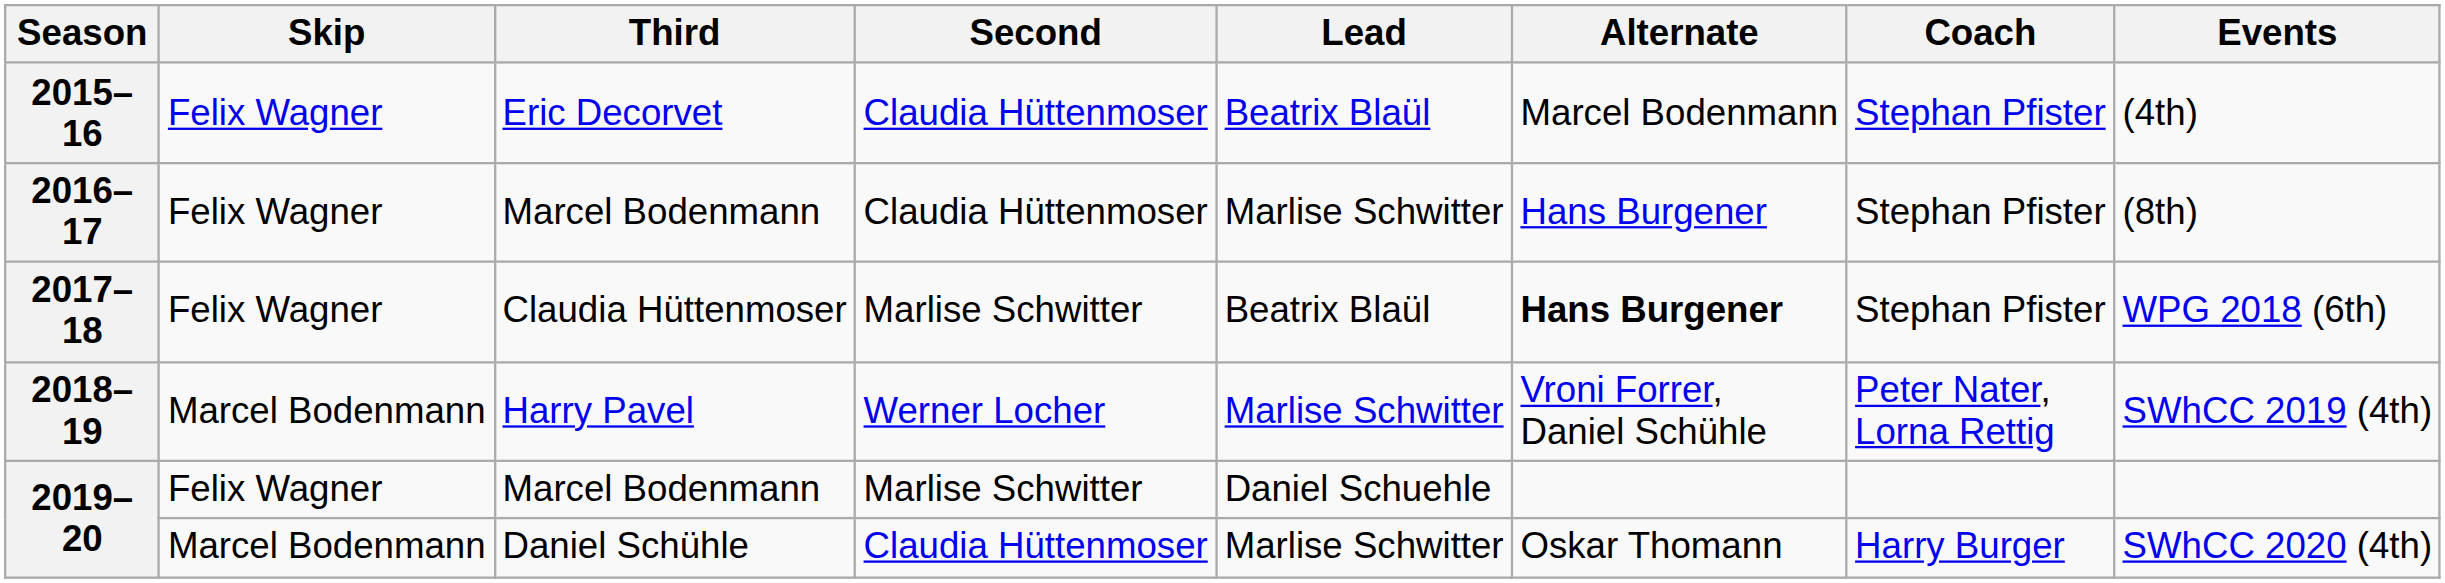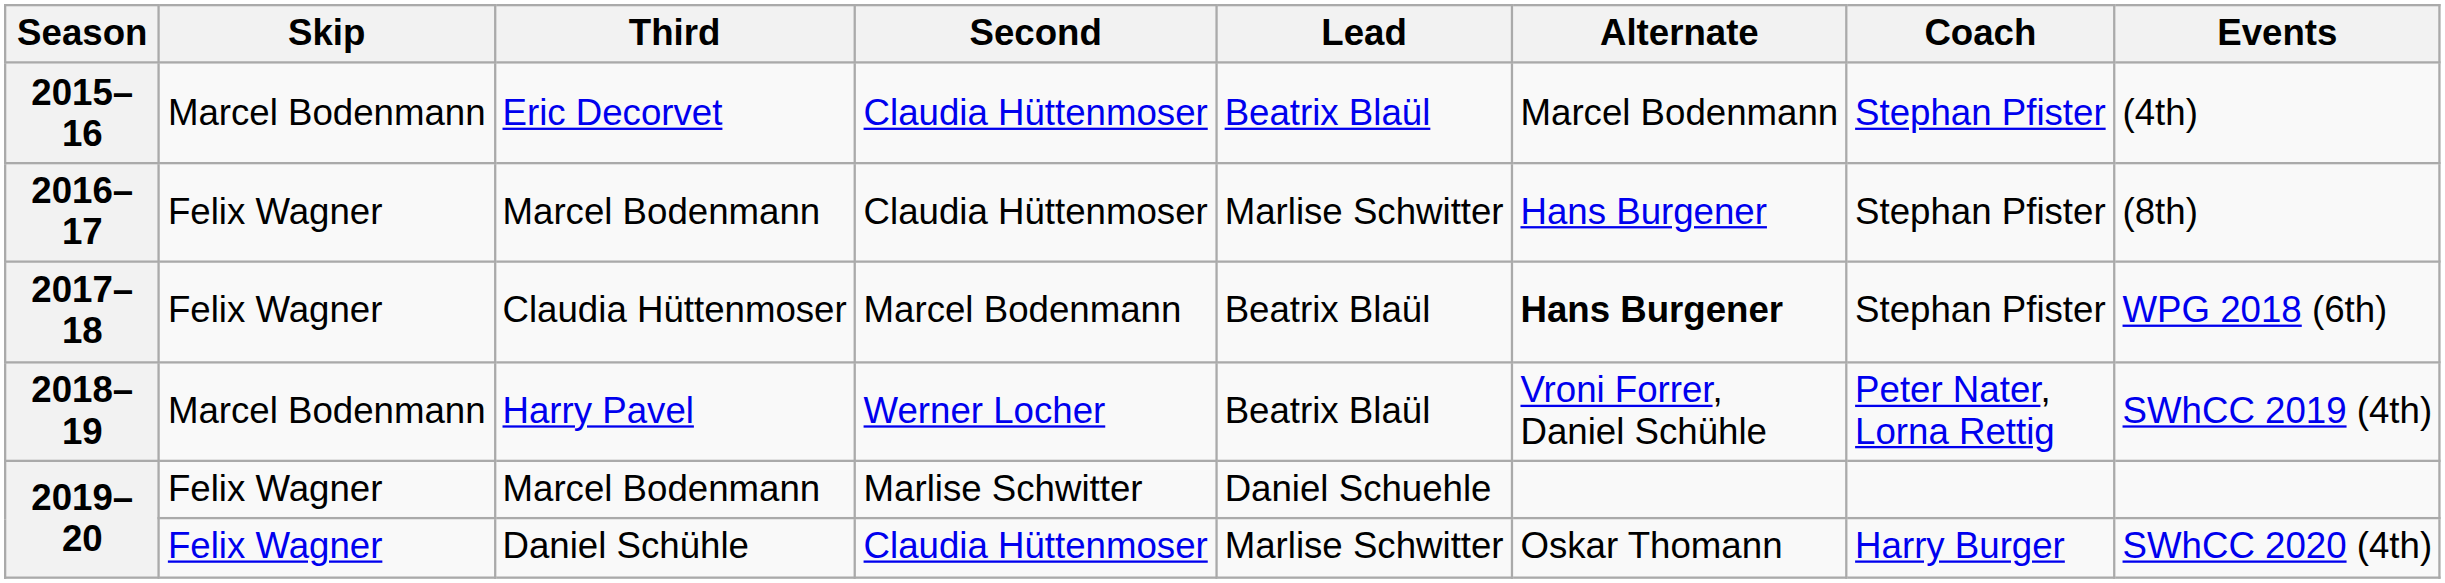(275, 112) Felix Wagner -> (327, 112) Marcel Bodenmann
(1003, 310) Marlise Schwitter -> (1022, 310) Marcel Bodenmann
(1364, 410) Marlise Schwitter -> (1327, 410) Beatrix Blaül
(327, 547) Marcel Bodenmann -> (275, 547) Felix Wagner
